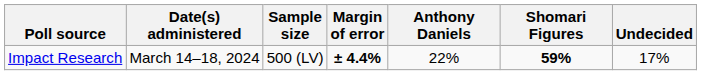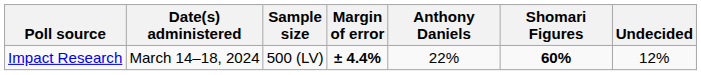(556, 58) 59% -> (556, 58) 60%
(654, 58) 17% -> (654, 58) 12%
